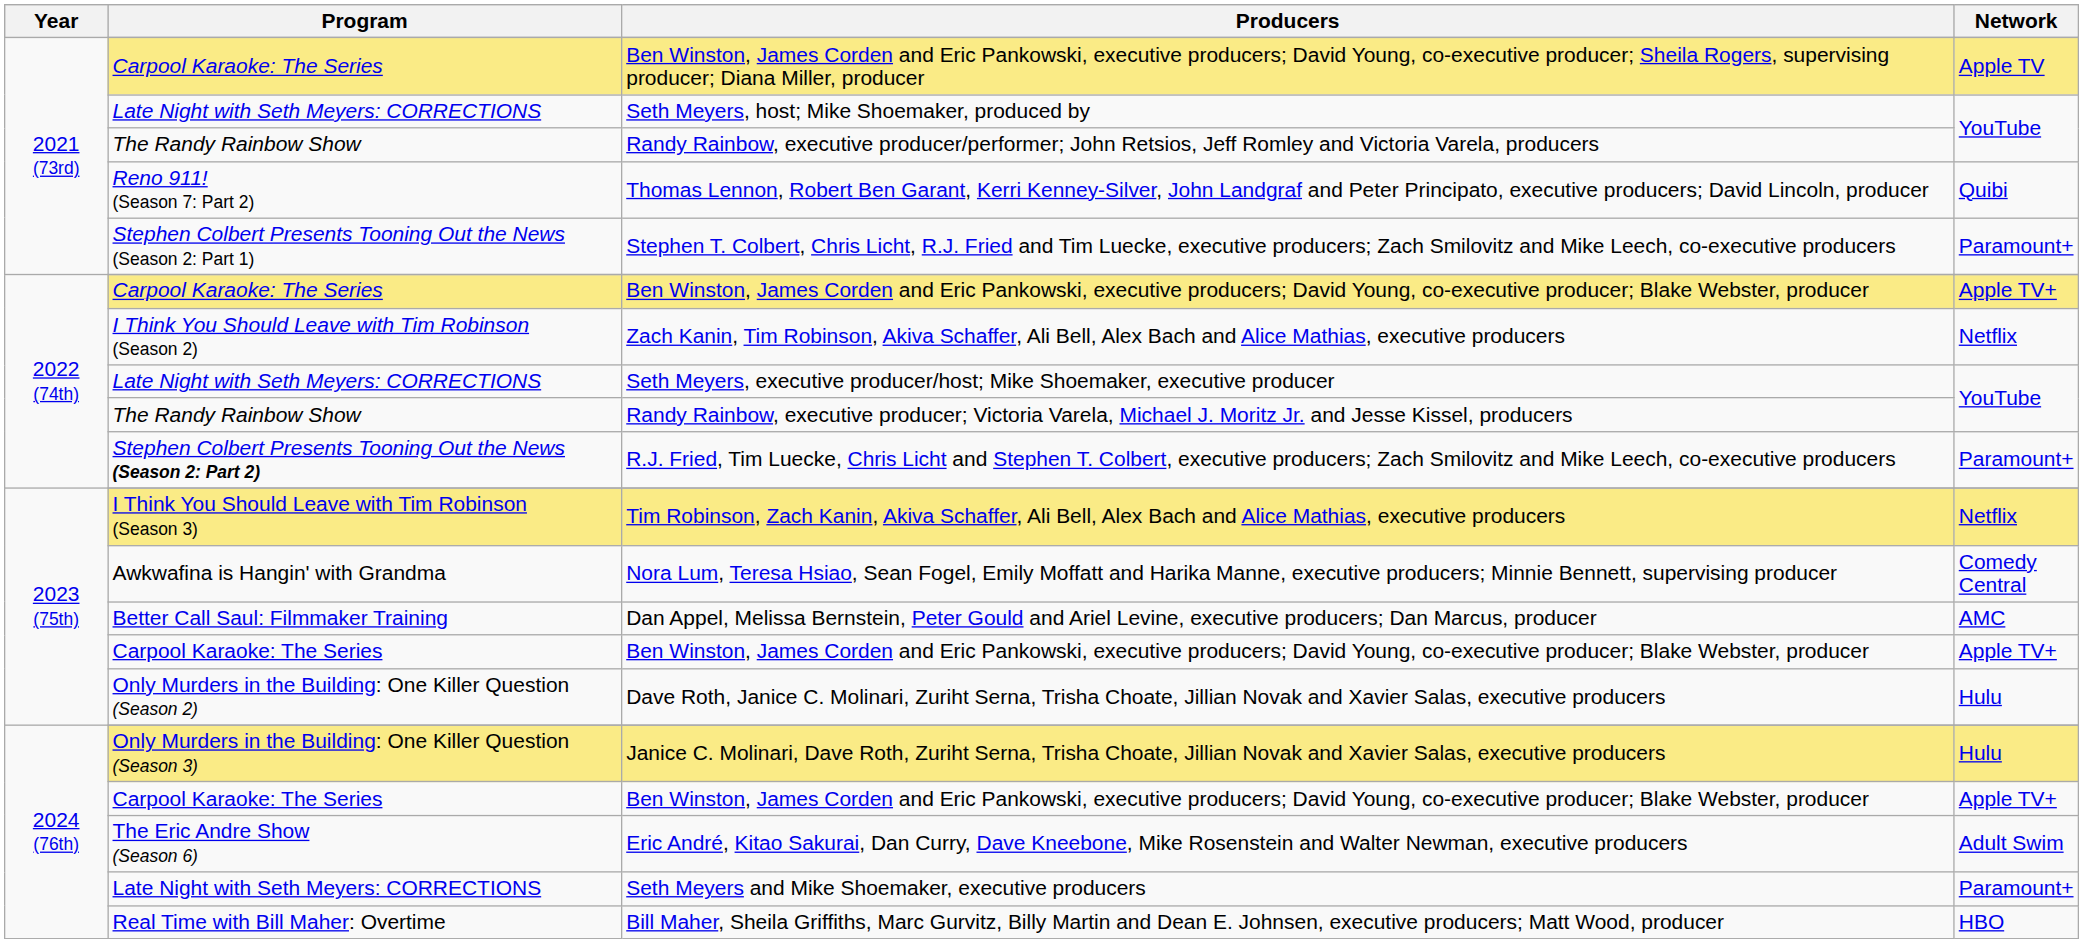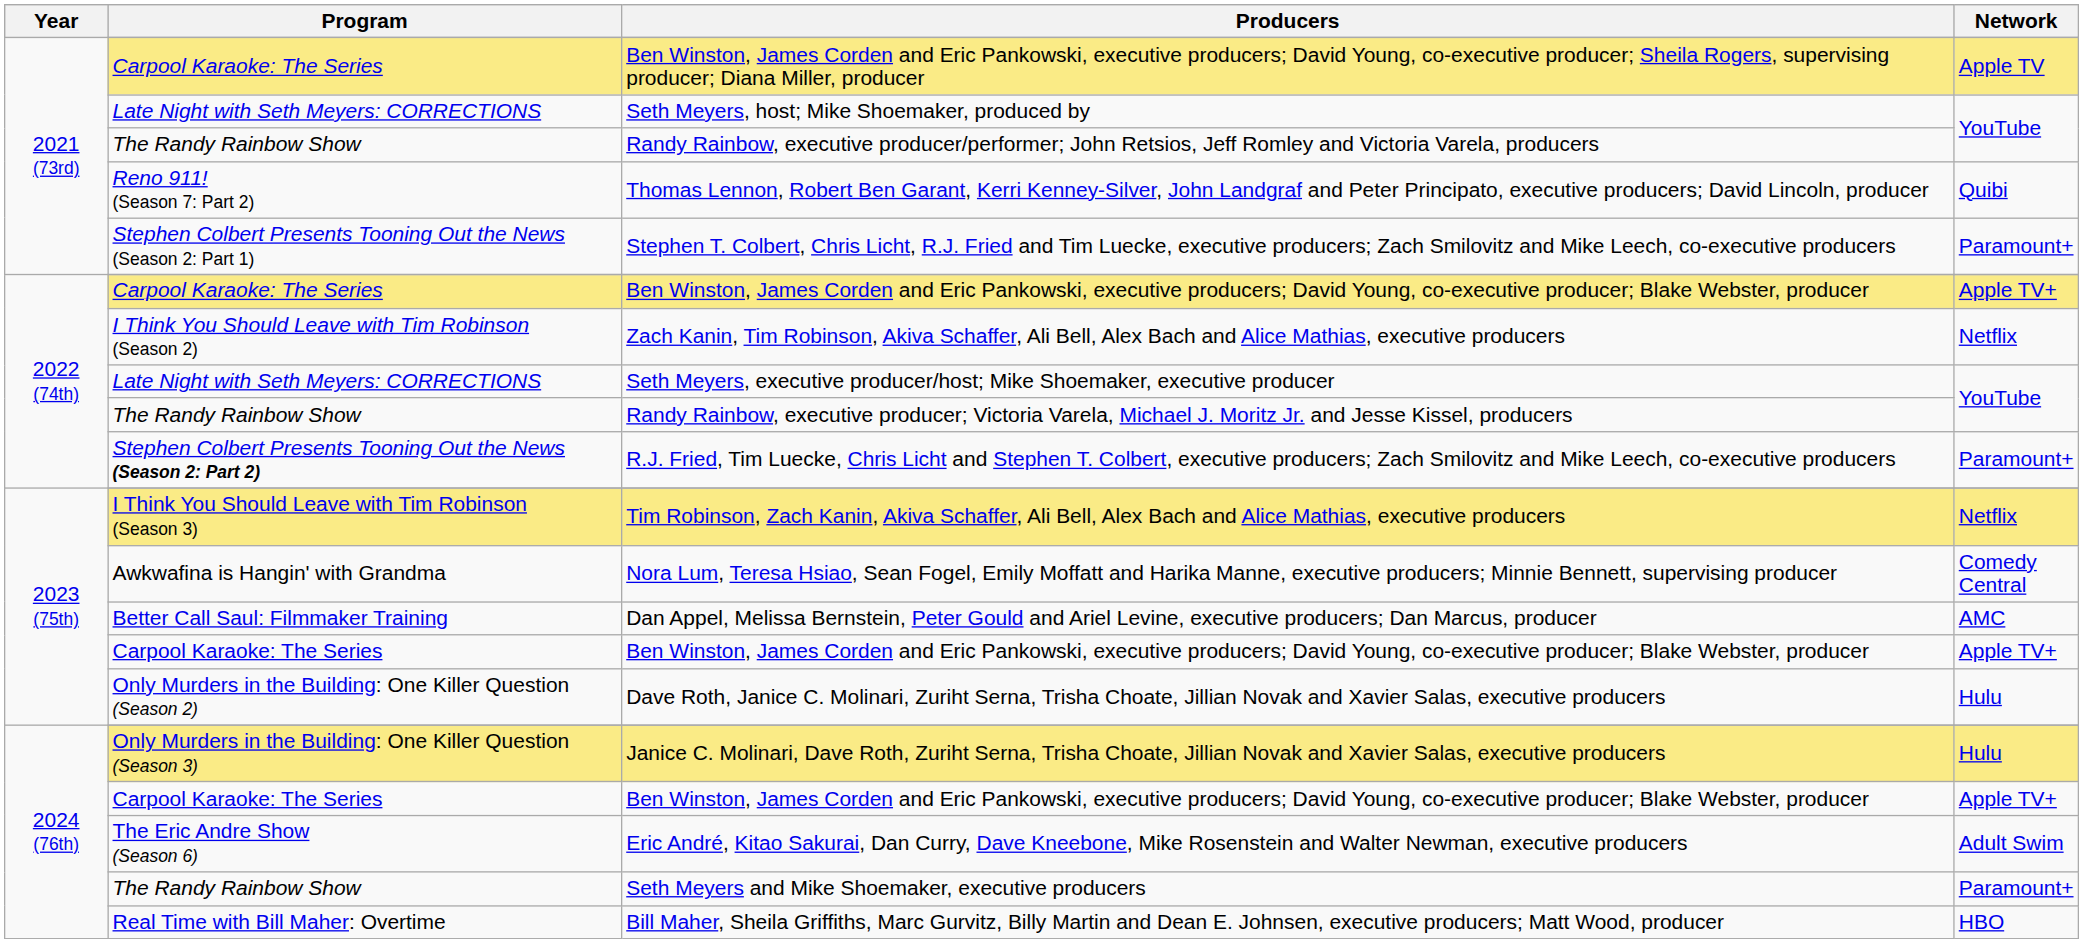(327, 888) Late Night with Seth Meyers: CORRECTIONS -> (237, 888) The Randy Rainbow Show
